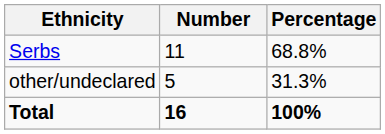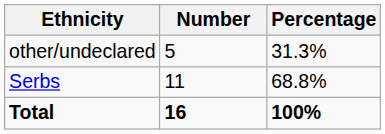rows swapped: (35, 50) <-> (82, 81)
